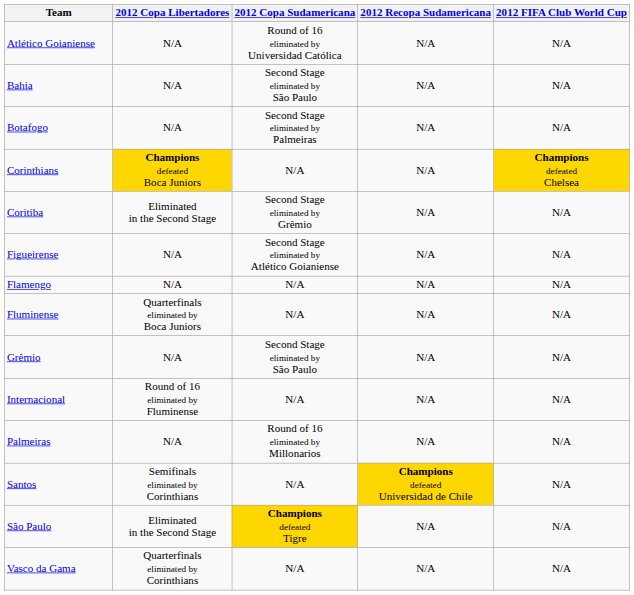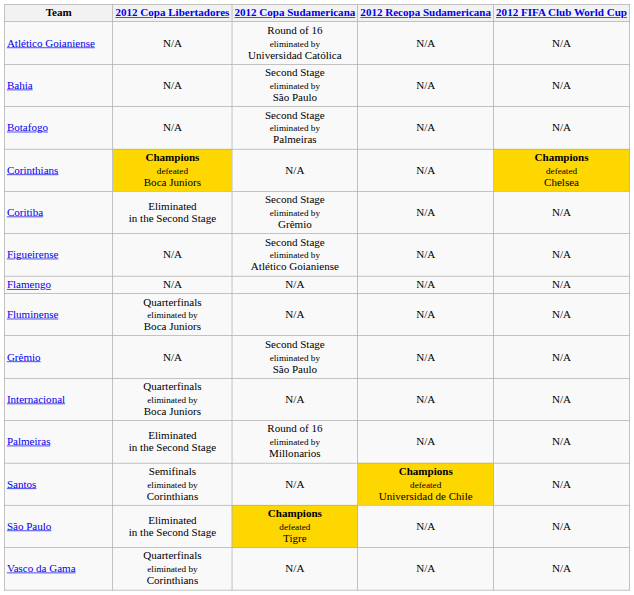(172, 399) Round of 16 eliminated by Fluminense -> (172, 399) Quarterfinals eliminated by Boca Juniors
(172, 441) N/A -> (172, 441) Eliminated in the Second Stage
